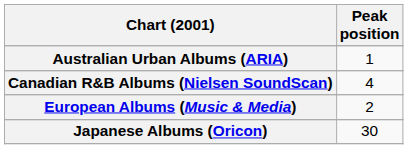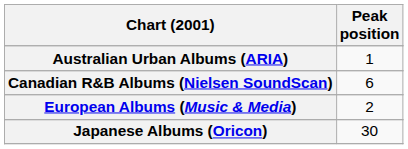(370, 82) 4 -> (370, 82) 6
